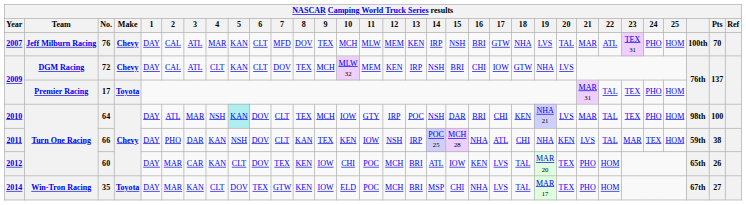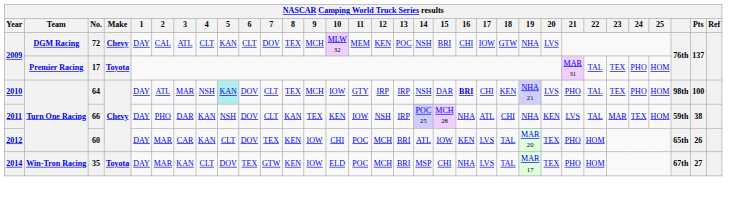- row: (106, 44)
(416, 68) IRP -> (404, 44) POC
(416, 116) POC -> (404, 92) IRP
(479, 116) normal -> (466, 92) bold
(588, 116) MAR -> (573, 92) PHO
